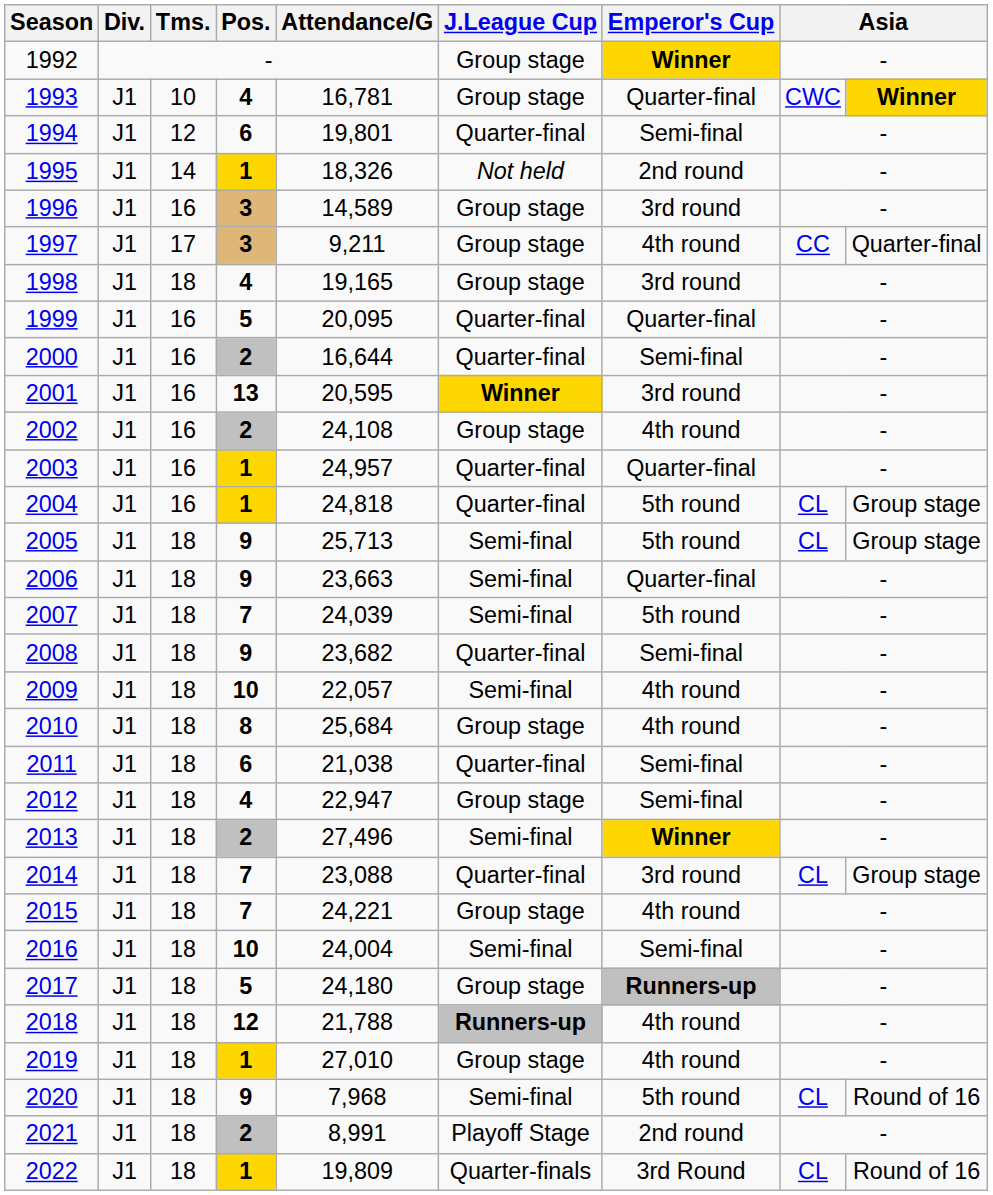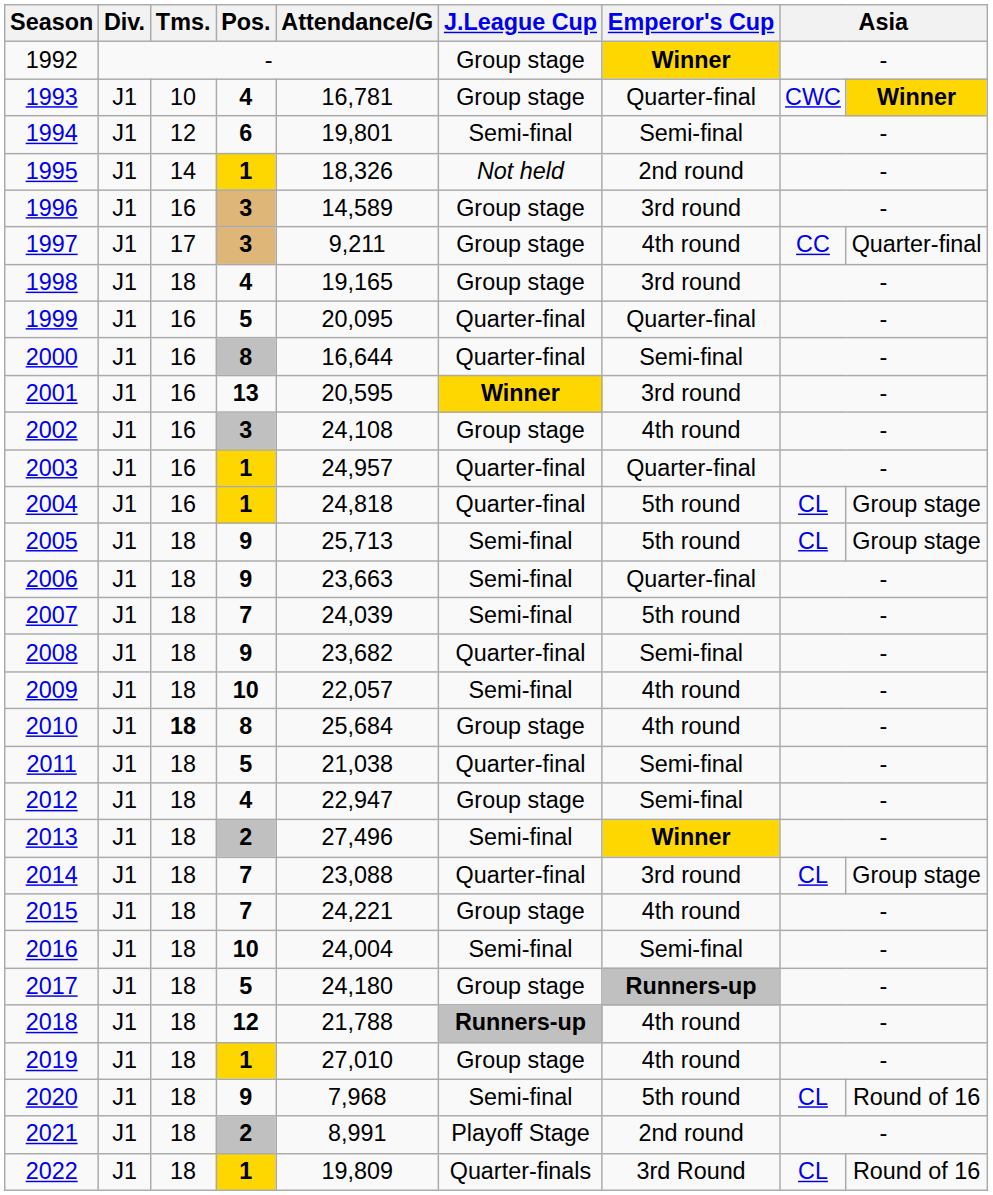(520, 134) Quarter-final -> (520, 134) Semi-final
(246, 356) 2 -> (246, 356) 8
(246, 430) 2 -> (246, 430) 3
(183, 726) normal -> (183, 726) bold
(246, 763) 6 -> (246, 763) 5
